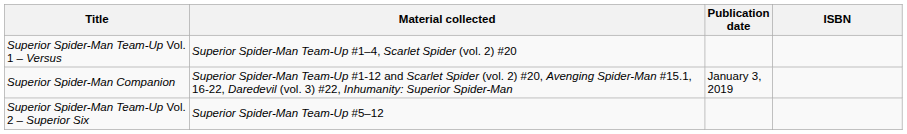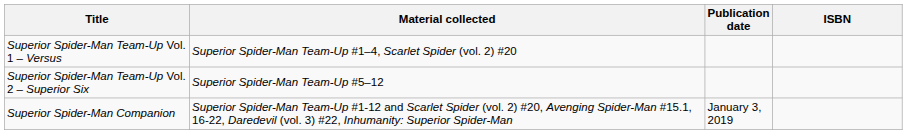rows swapped: (96, 113) <-> (91, 82)
